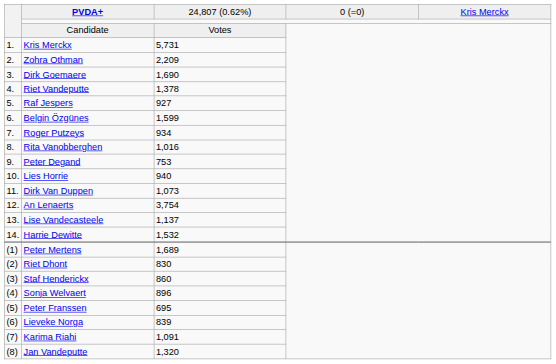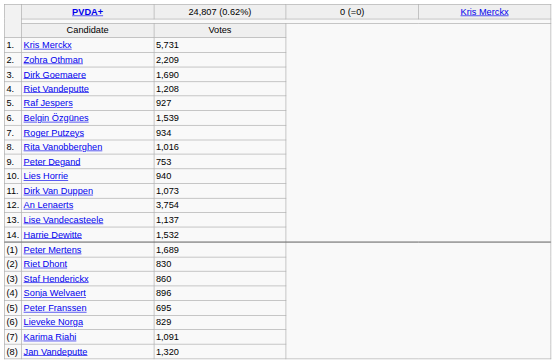(167, 89) 1,378 -> (167, 89) 1,208
(167, 118) 1,599 -> (167, 118) 1,539
(164, 323) 839 -> (164, 323) 829
